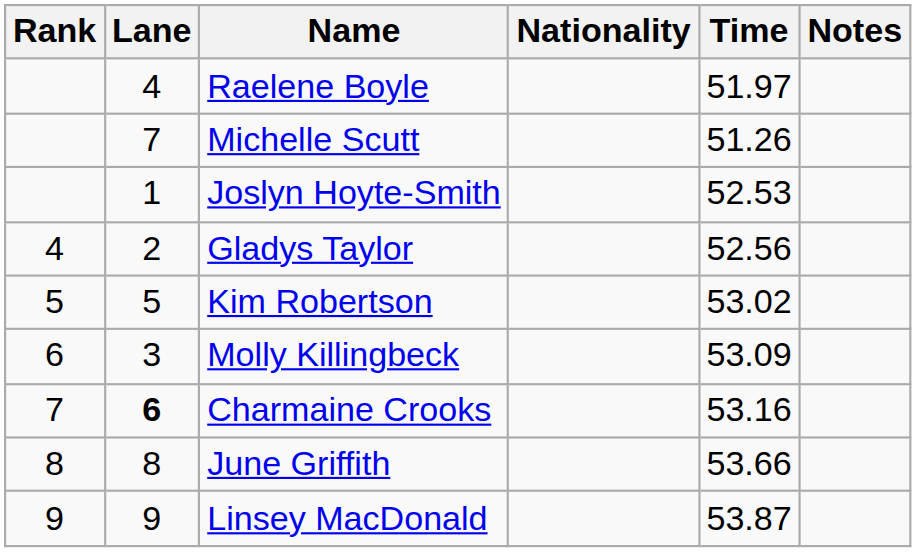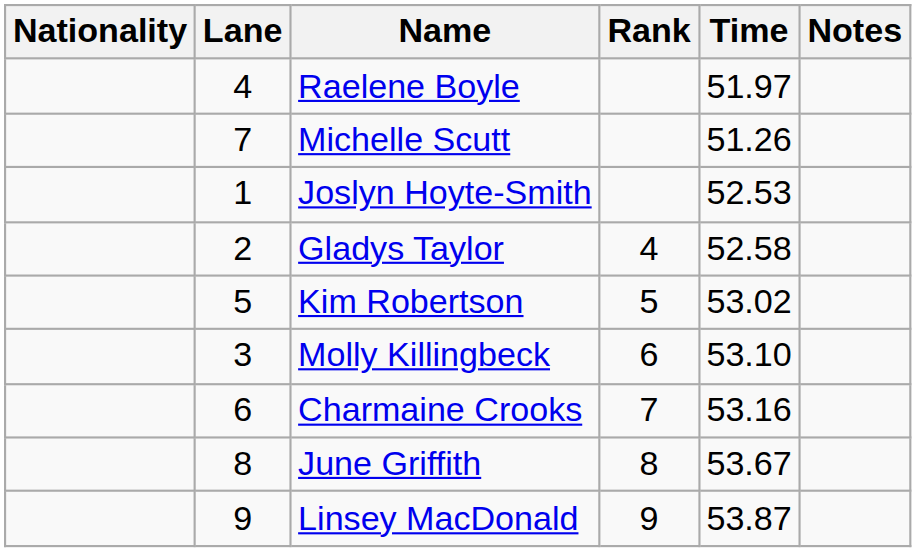columns swapped: (55, 31) <-> (604, 31)
(749, 247) 52.56 -> (749, 247) 52.58
(749, 355) 53.09 -> (749, 355) 53.10
(152, 409) bold -> (243, 409) normal
(749, 463) 53.66 -> (749, 463) 53.67
